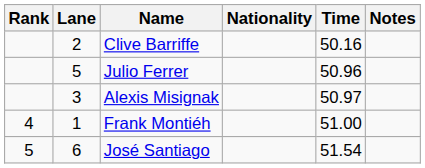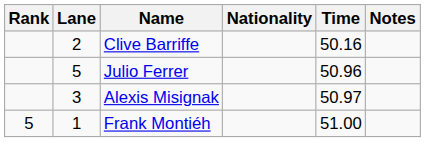(29, 124) 4 -> (29, 124) 5
- row: (157, 150)
